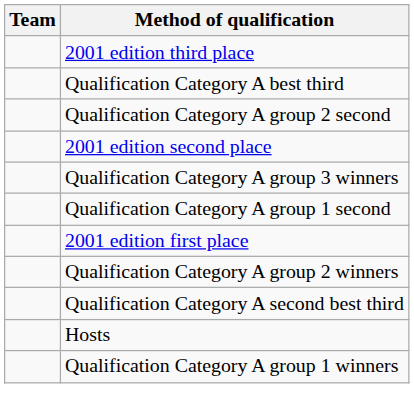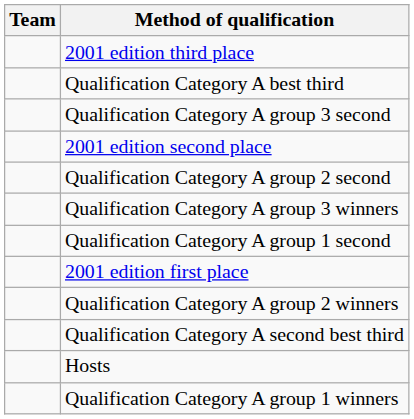+ row: (228, 114)
rows swapped: (168, 146) <-> (228, 114)
